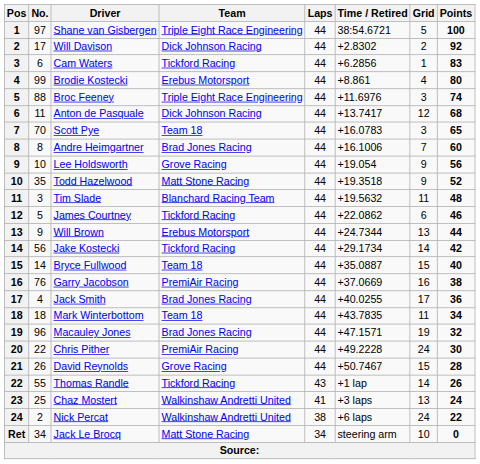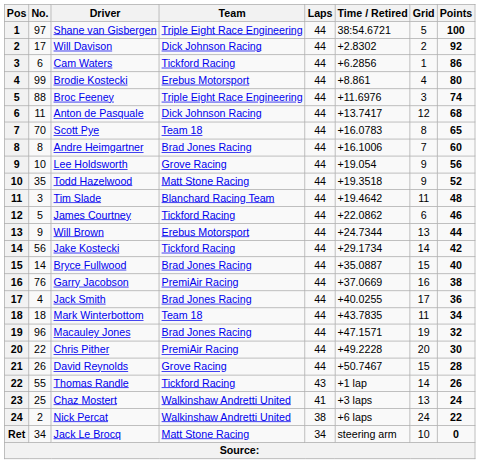(456, 64) 83 -> (456, 64) 86
(424, 131) 3 -> (424, 131) 8
(360, 198) +19.5632 -> (360, 198) +19.4642
(182, 266) Team 18 -> (207, 266) Brad Jones Racing
(424, 350) 24 -> (424, 350) 20
